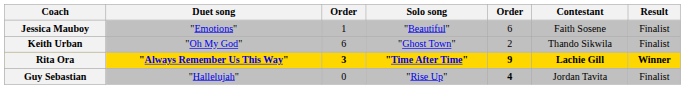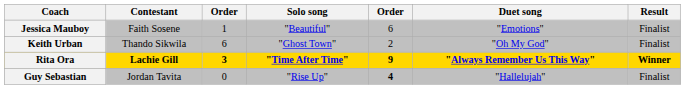columns swapped: (580, 12) <-> (214, 12)
